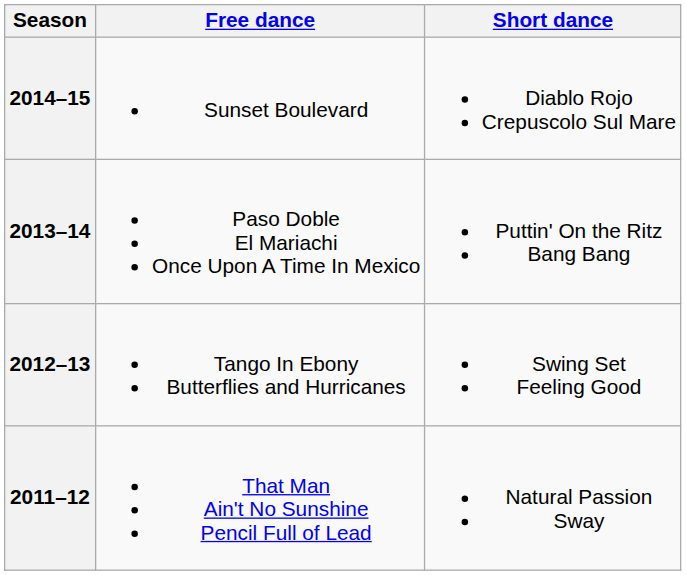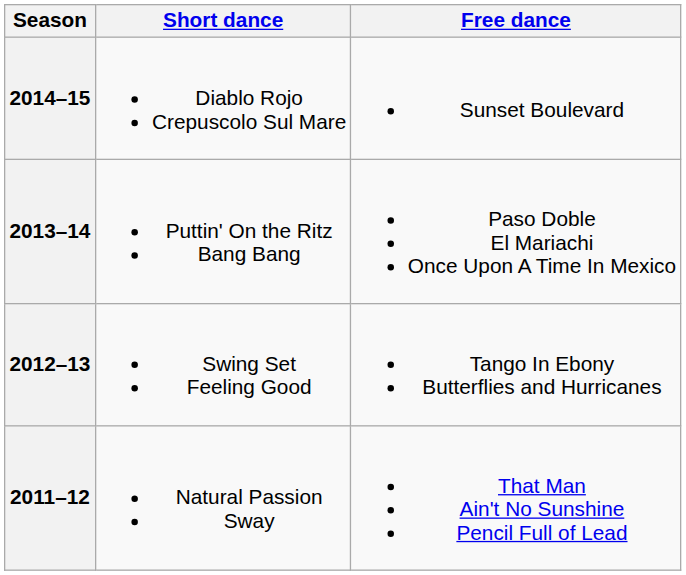columns swapped: (553, 20) <-> (260, 20)
